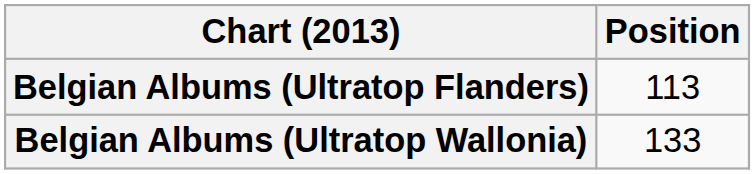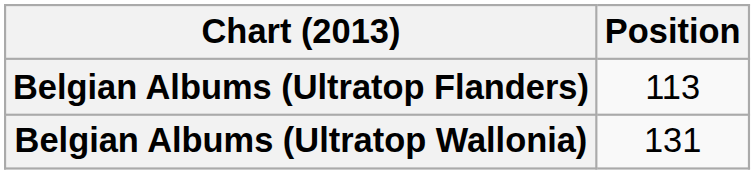(673, 140) 133 -> (673, 140) 131
